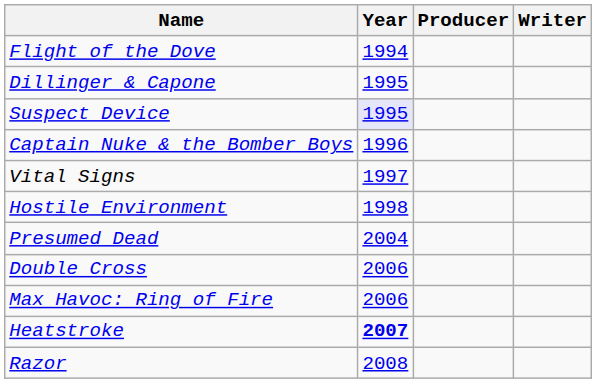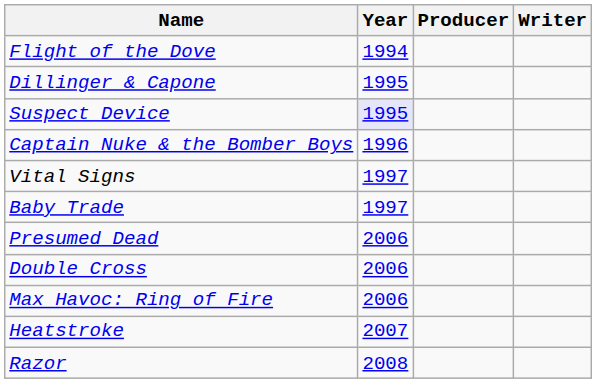+ row: (67, 207)
- row: (118, 207)
(385, 238) 2004 -> (385, 238) 2006
(385, 332) bold -> (385, 332) normal
